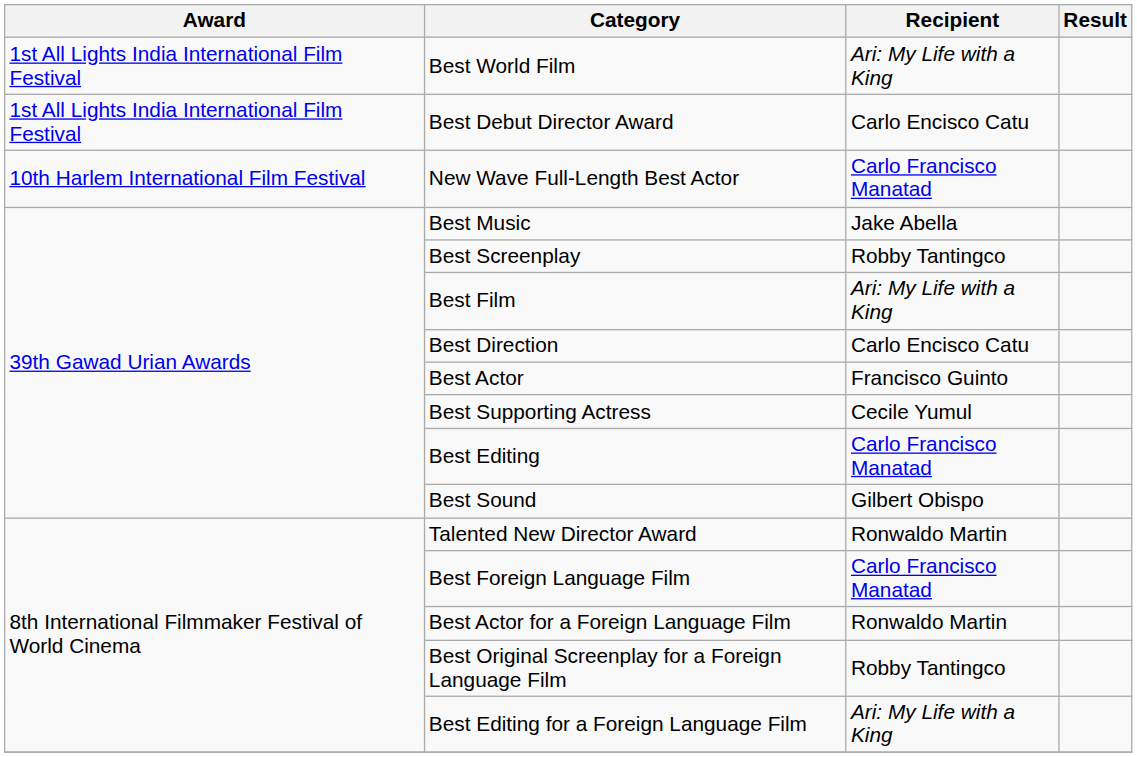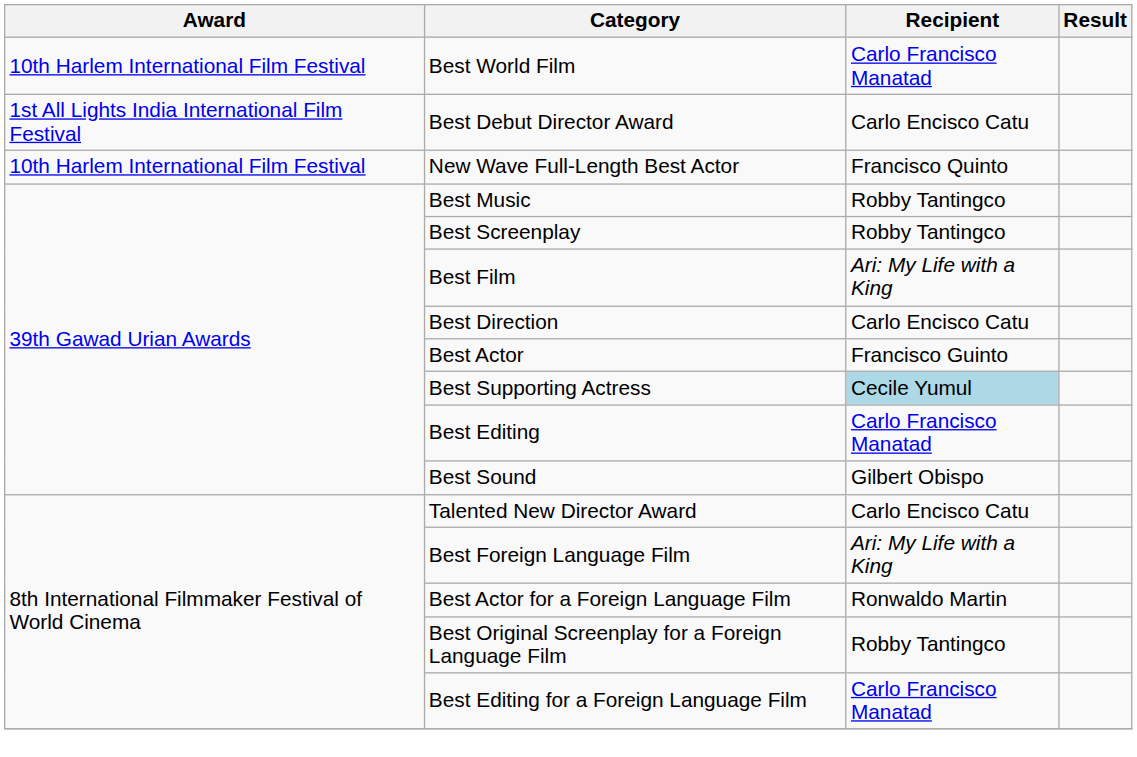(176, 65) 1st All Lights India International Film Festival -> (187, 65) 10th Harlem International Film Festival
(933, 65) Ari: My Life with a King -> (924, 65) Carlo Francisco Manatad
(924, 178) Carlo Francisco Manatad -> (930, 166) Francisco Quinto
(904, 223) Jake Abella -> (928, 199) Robby Tantingco
(911, 411) no background -> (911, 388) lightblue background
(929, 533) Ronwaldo Martin -> (940, 510) Carlo Encisco Catu
(924, 578) Carlo Francisco Manatad -> (933, 555) Ari: My Life with a King
(933, 724) Ari: My Life with a King -> (924, 700) Carlo Francisco Manatad
